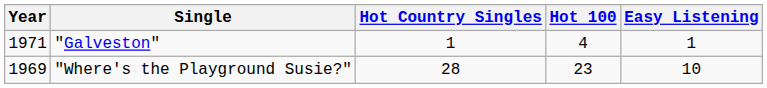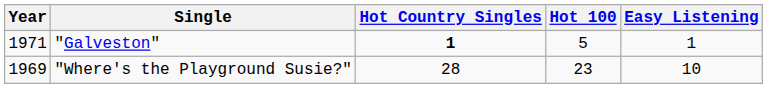(451, 44) normal -> (451, 44) bold
(583, 44) 4 -> (583, 44) 5
